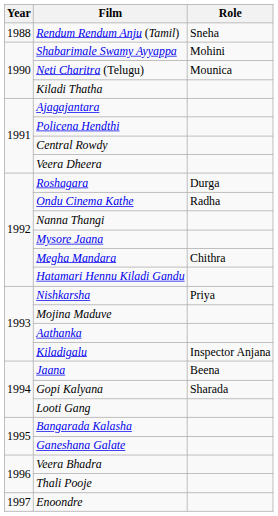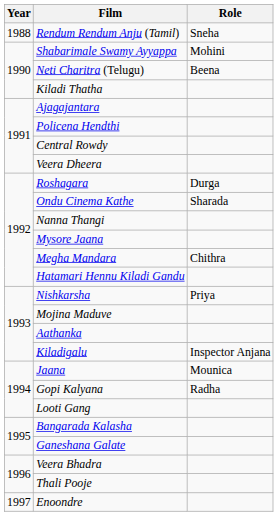(211, 70) Mounica -> (205, 70) Beena
(205, 201) Radha -> (209, 201) Sharada
(205, 370) Beena -> (211, 370) Mounica
(209, 389) Sharada -> (205, 389) Radha
